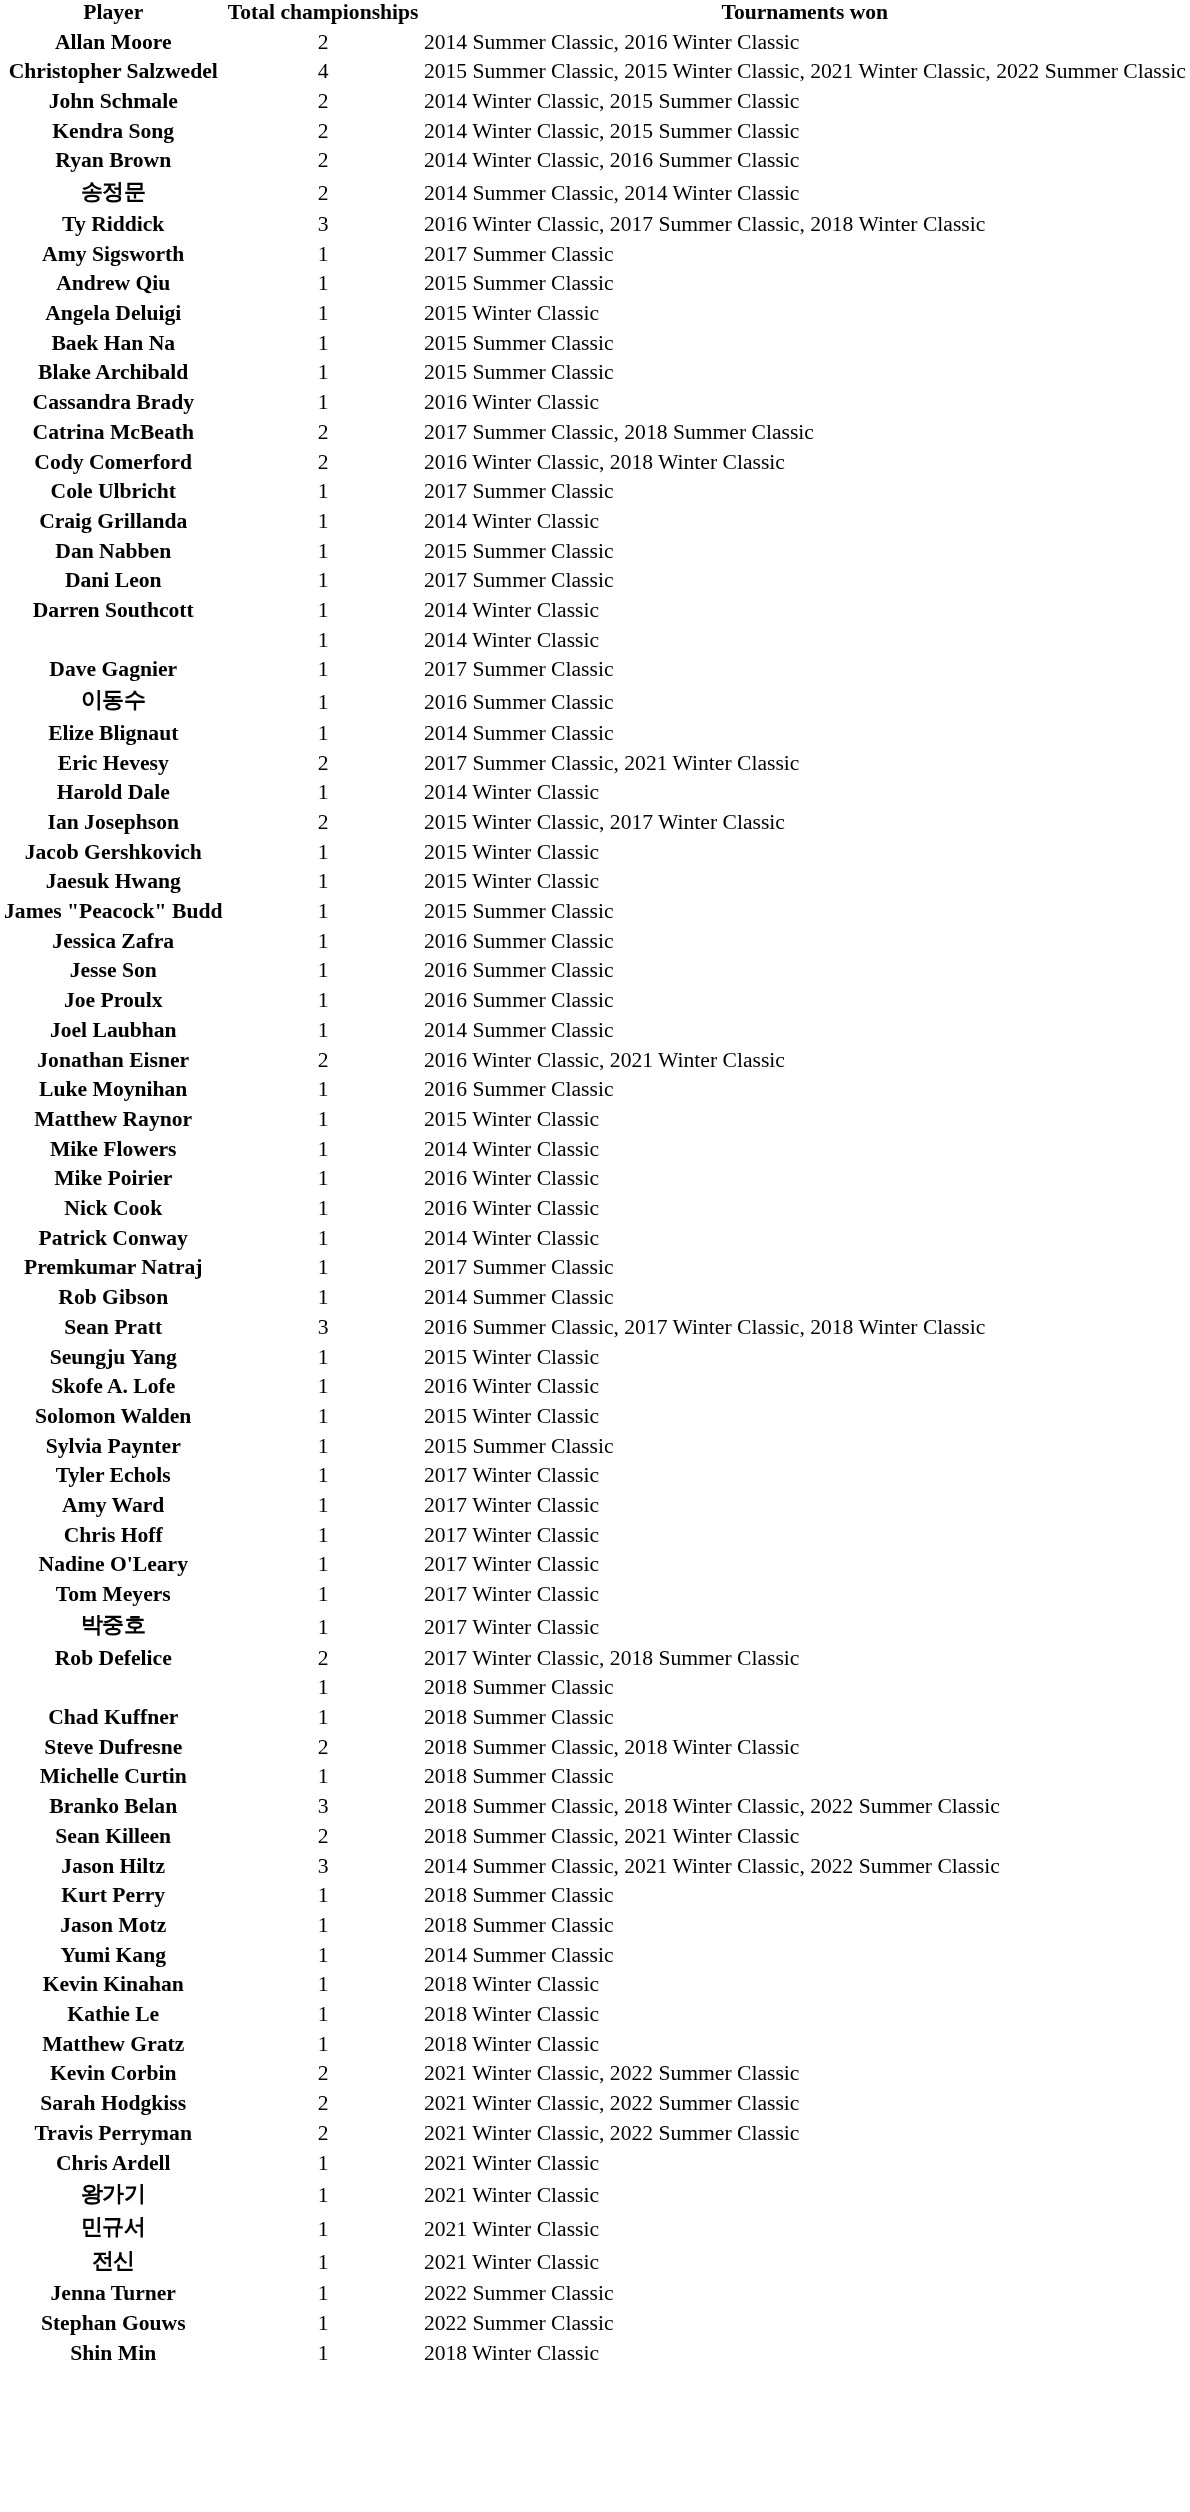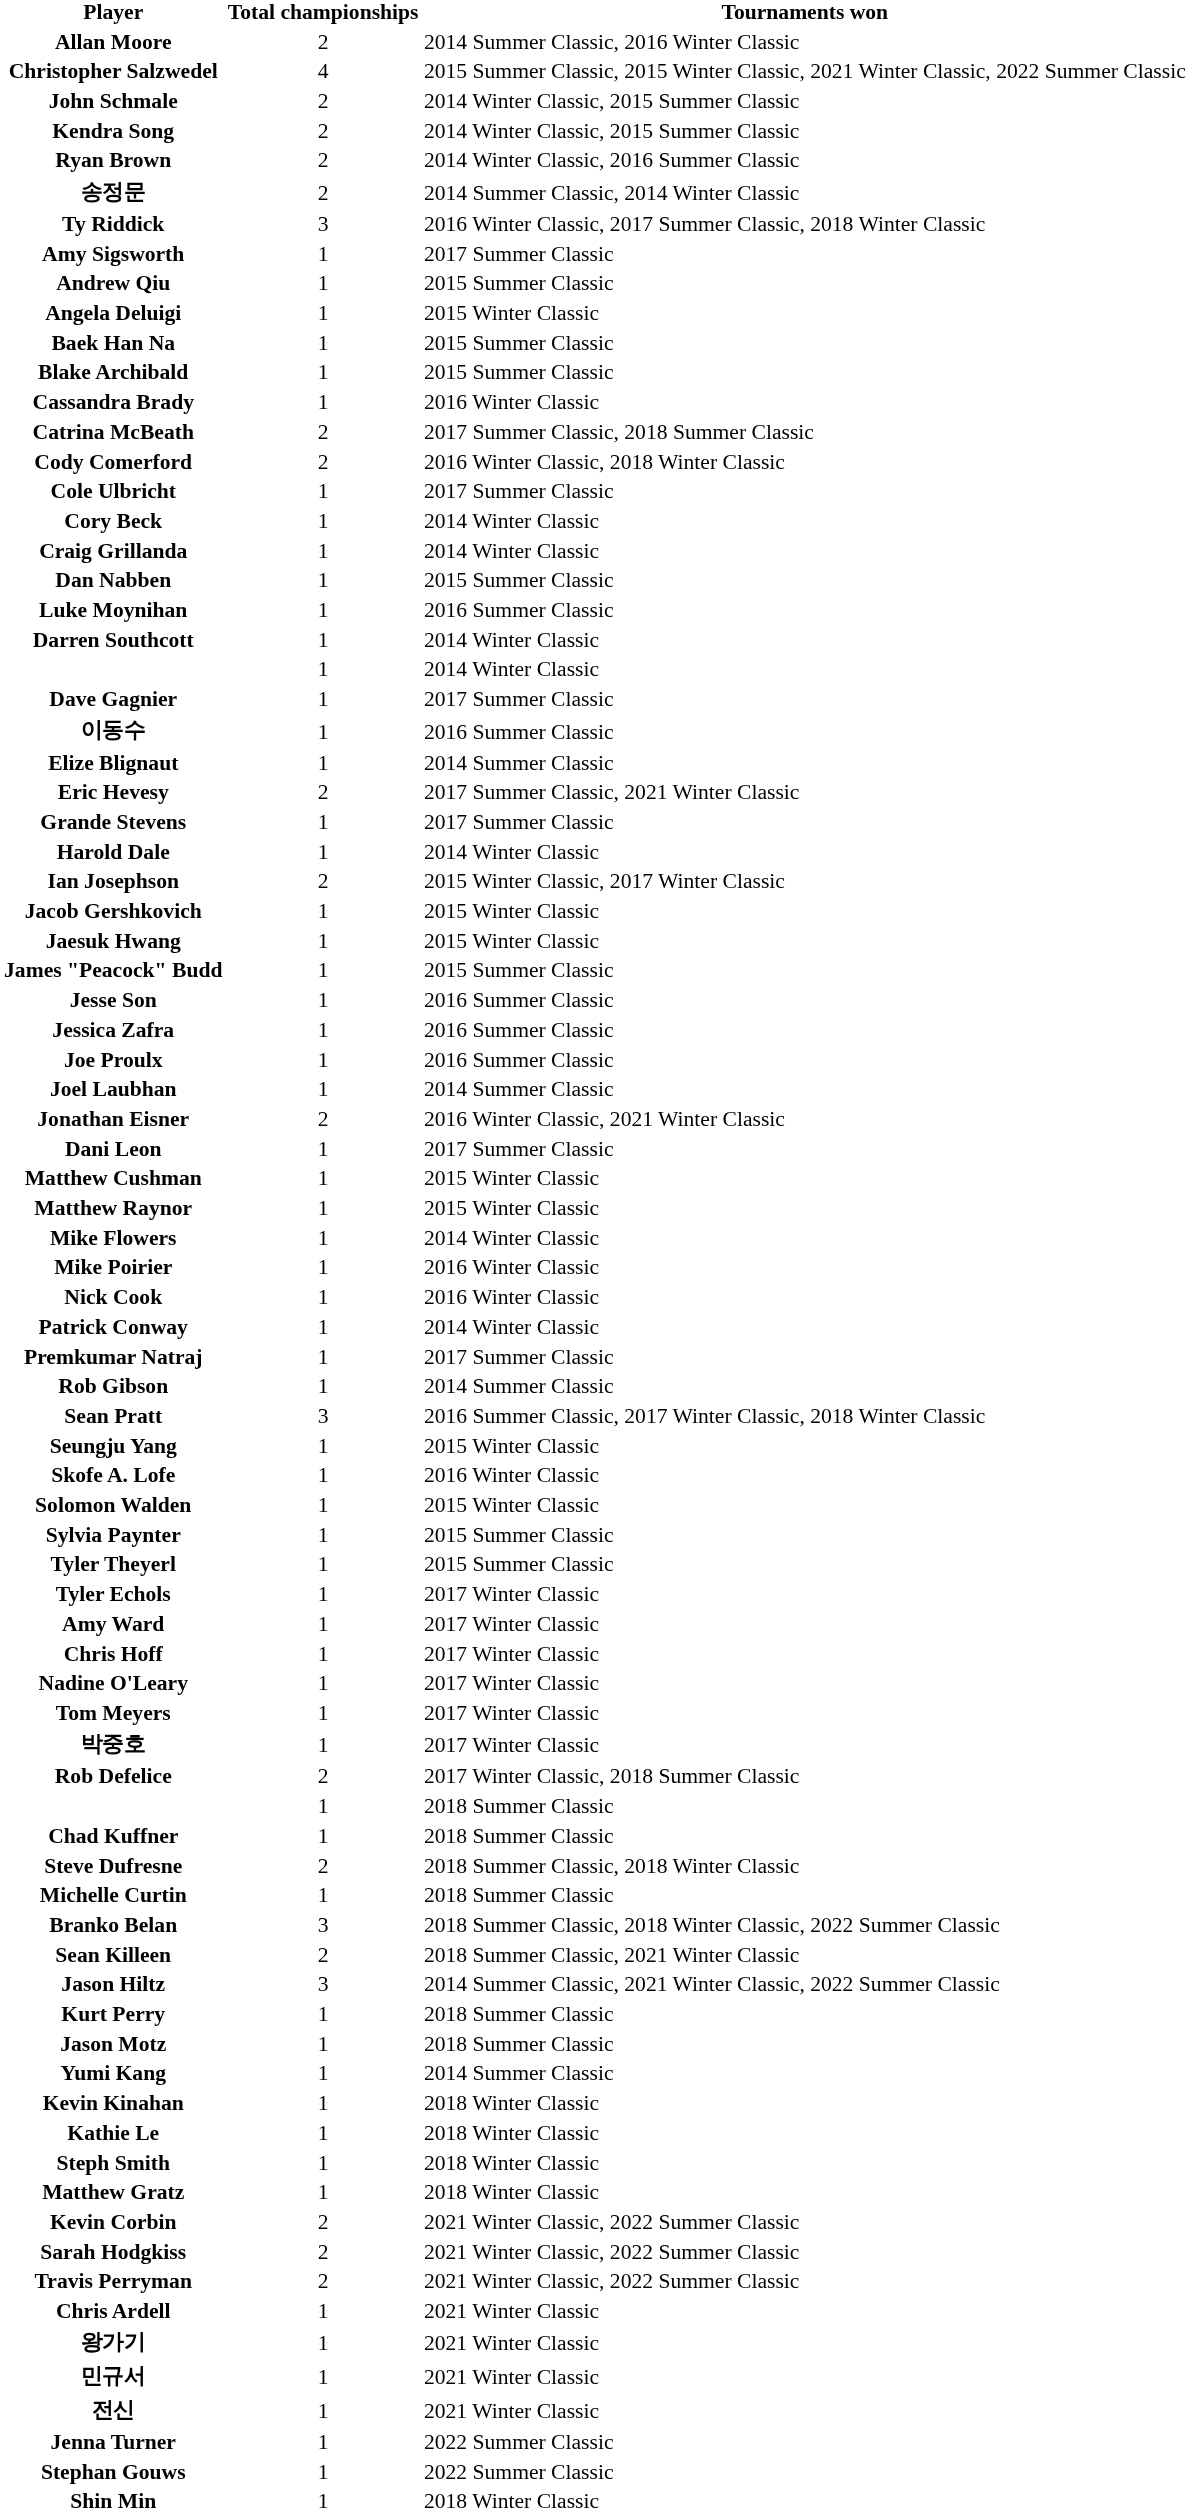+ row: (113, 520)
rows swapped: (113, 580) <-> (113, 1089)
+ row: (113, 822)
rows swapped: (113, 970) <-> (113, 940)
+ row: (113, 1178)
+ row: (113, 1564)
+ row: (113, 2162)
